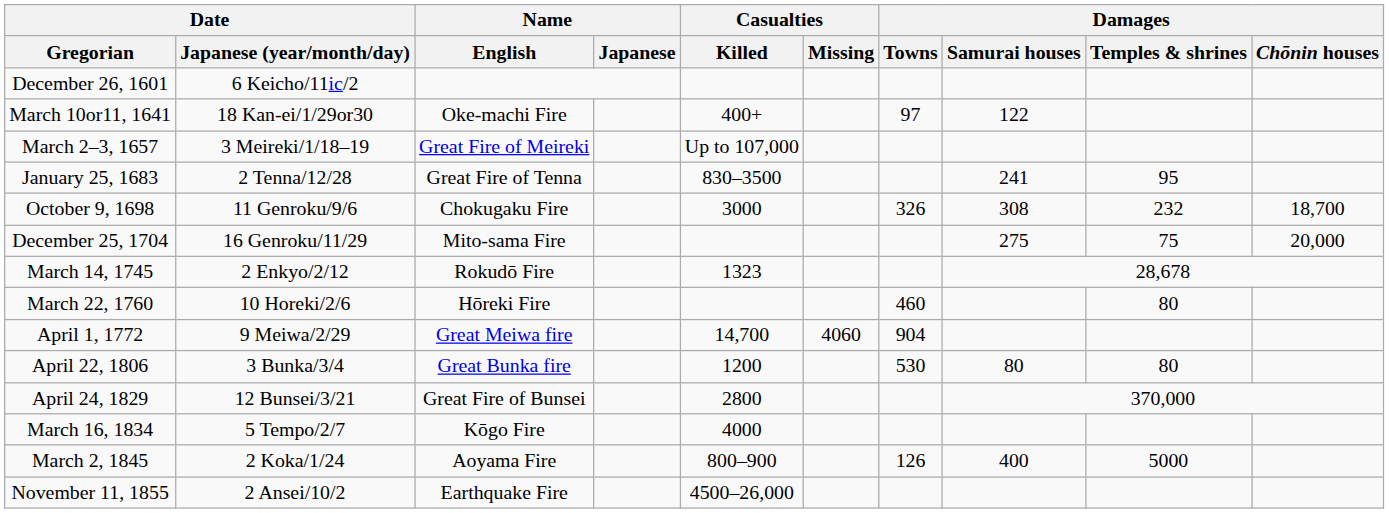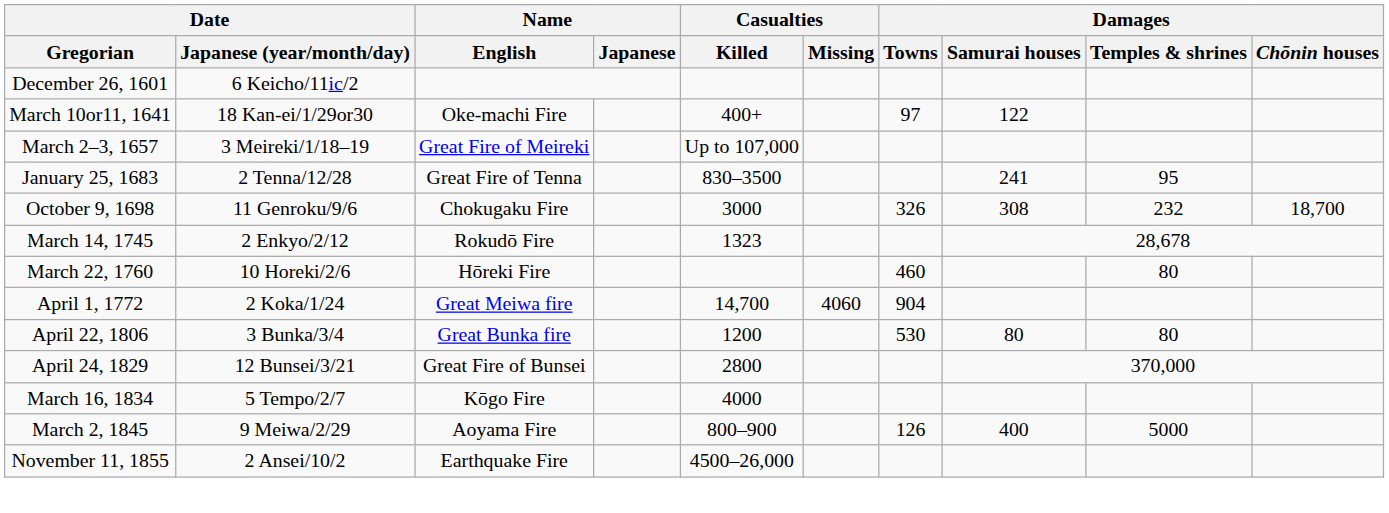- row: (90, 240)
(295, 334) 9 Meiwa/2/29 -> (295, 303) 2 Koka/1/24
(295, 460) 2 Koka/1/24 -> (295, 429) 9 Meiwa/2/29
